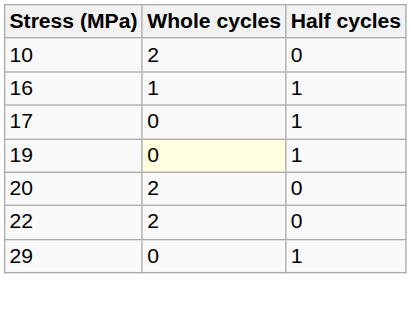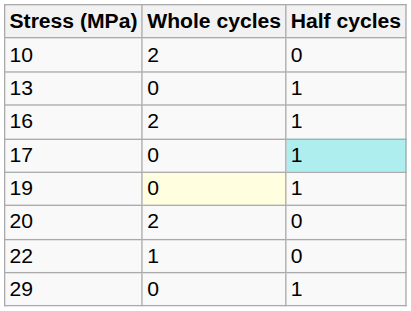+ row: (21, 88)
(153, 88) 1 -> (153, 121) 2
(297, 121) no background -> (297, 155) paleturquoise background
(153, 222) 2 -> (153, 255) 1
